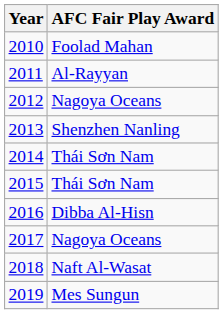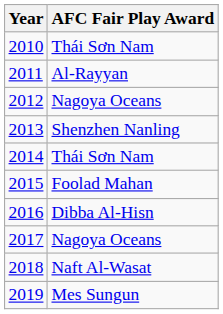(102, 45) Foolad Mahan -> (103, 45) Thái Sơn Nam
(103, 184) Thái Sơn Nam -> (102, 184) Foolad Mahan
